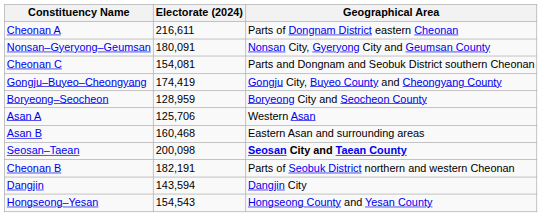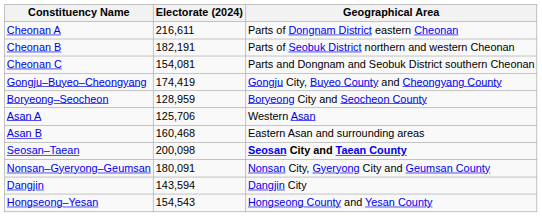rows swapped: (34, 168) <-> (79, 47)
